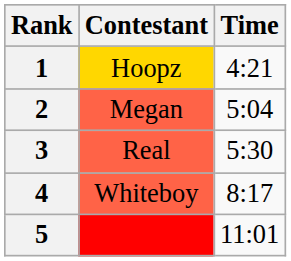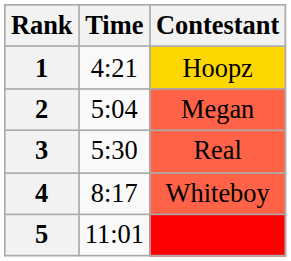columns swapped: (146, 25) <-> (250, 25)
